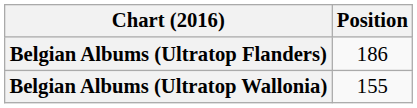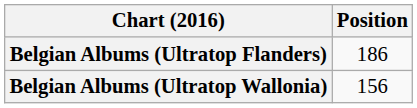(372, 86) 155 -> (372, 86) 156
